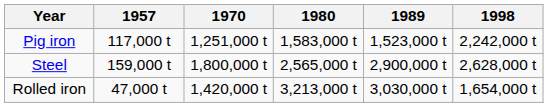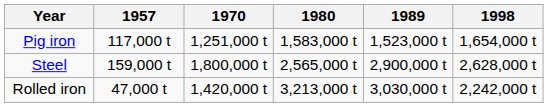(498, 41) 2,242,000 t -> (498, 41) 1,654,000 t
(498, 89) 1,654,000 t -> (498, 89) 2,242,000 t
